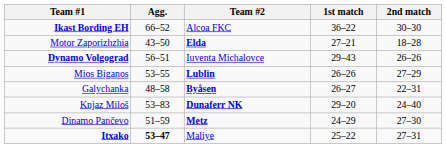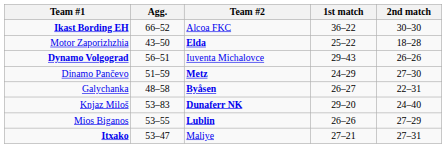(343, 43) 27–21 -> (343, 43) 25–22
rows swapped: (101, 74) <-> (95, 120)
(157, 136) bold -> (157, 136) normal
(343, 136) 25–22 -> (343, 136) 27–21
